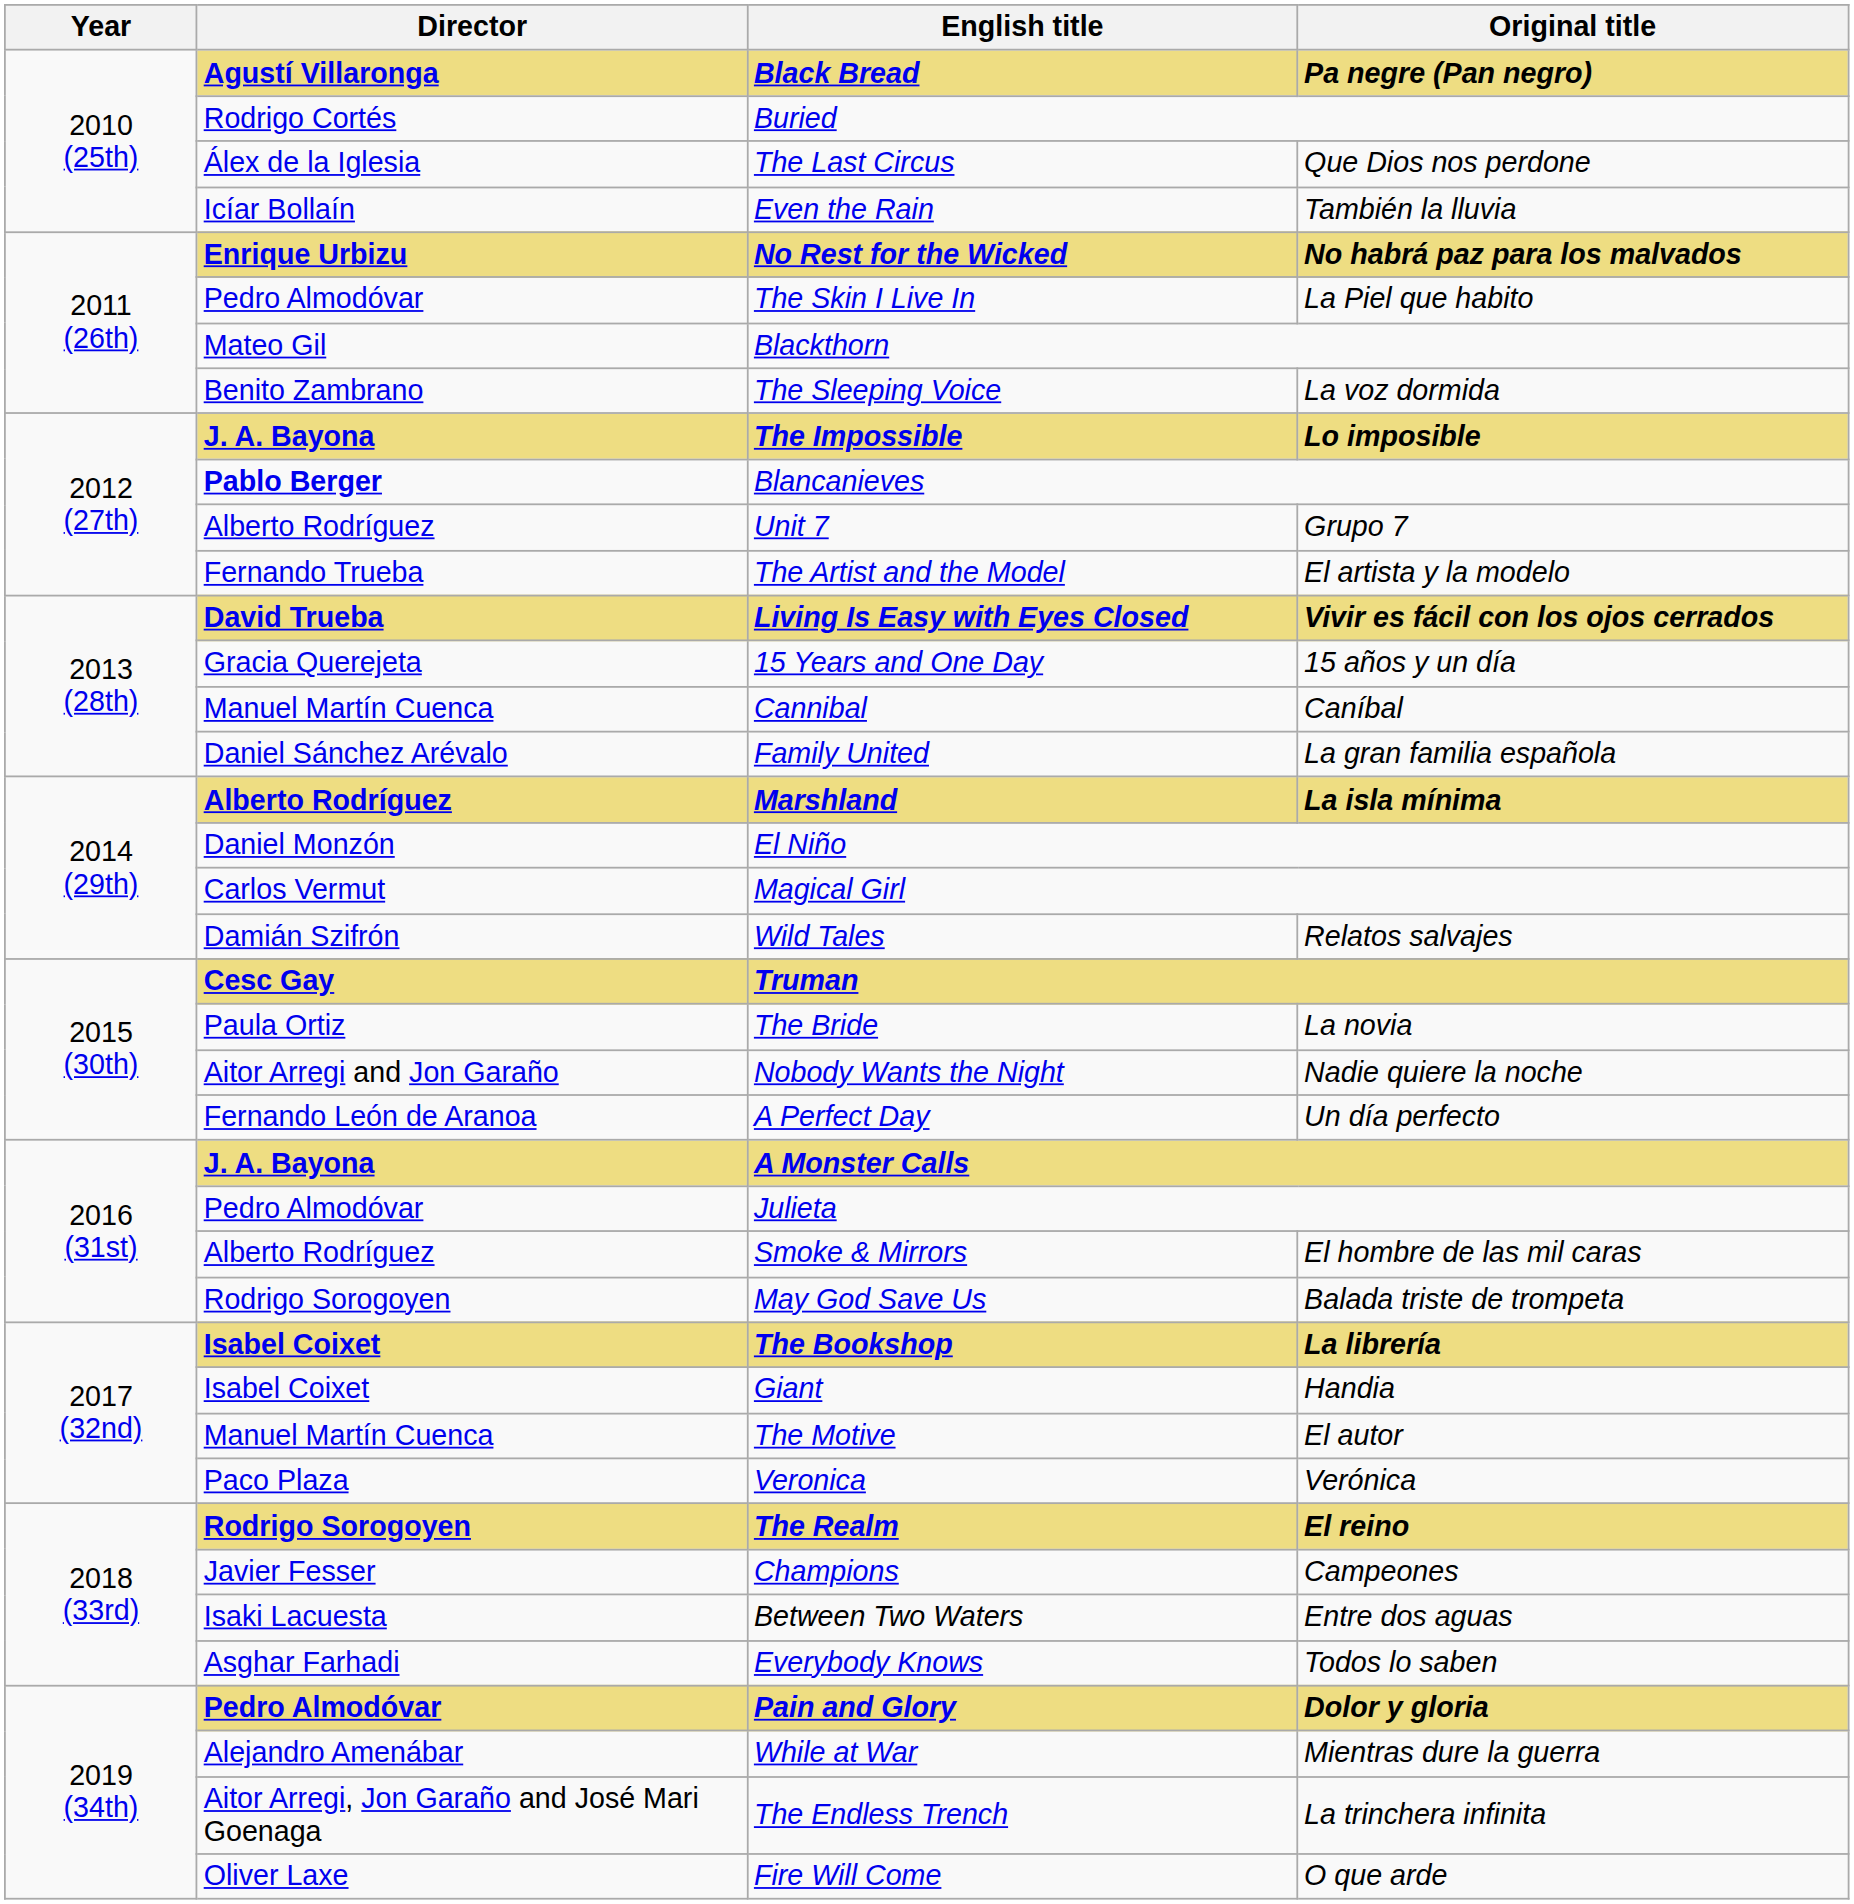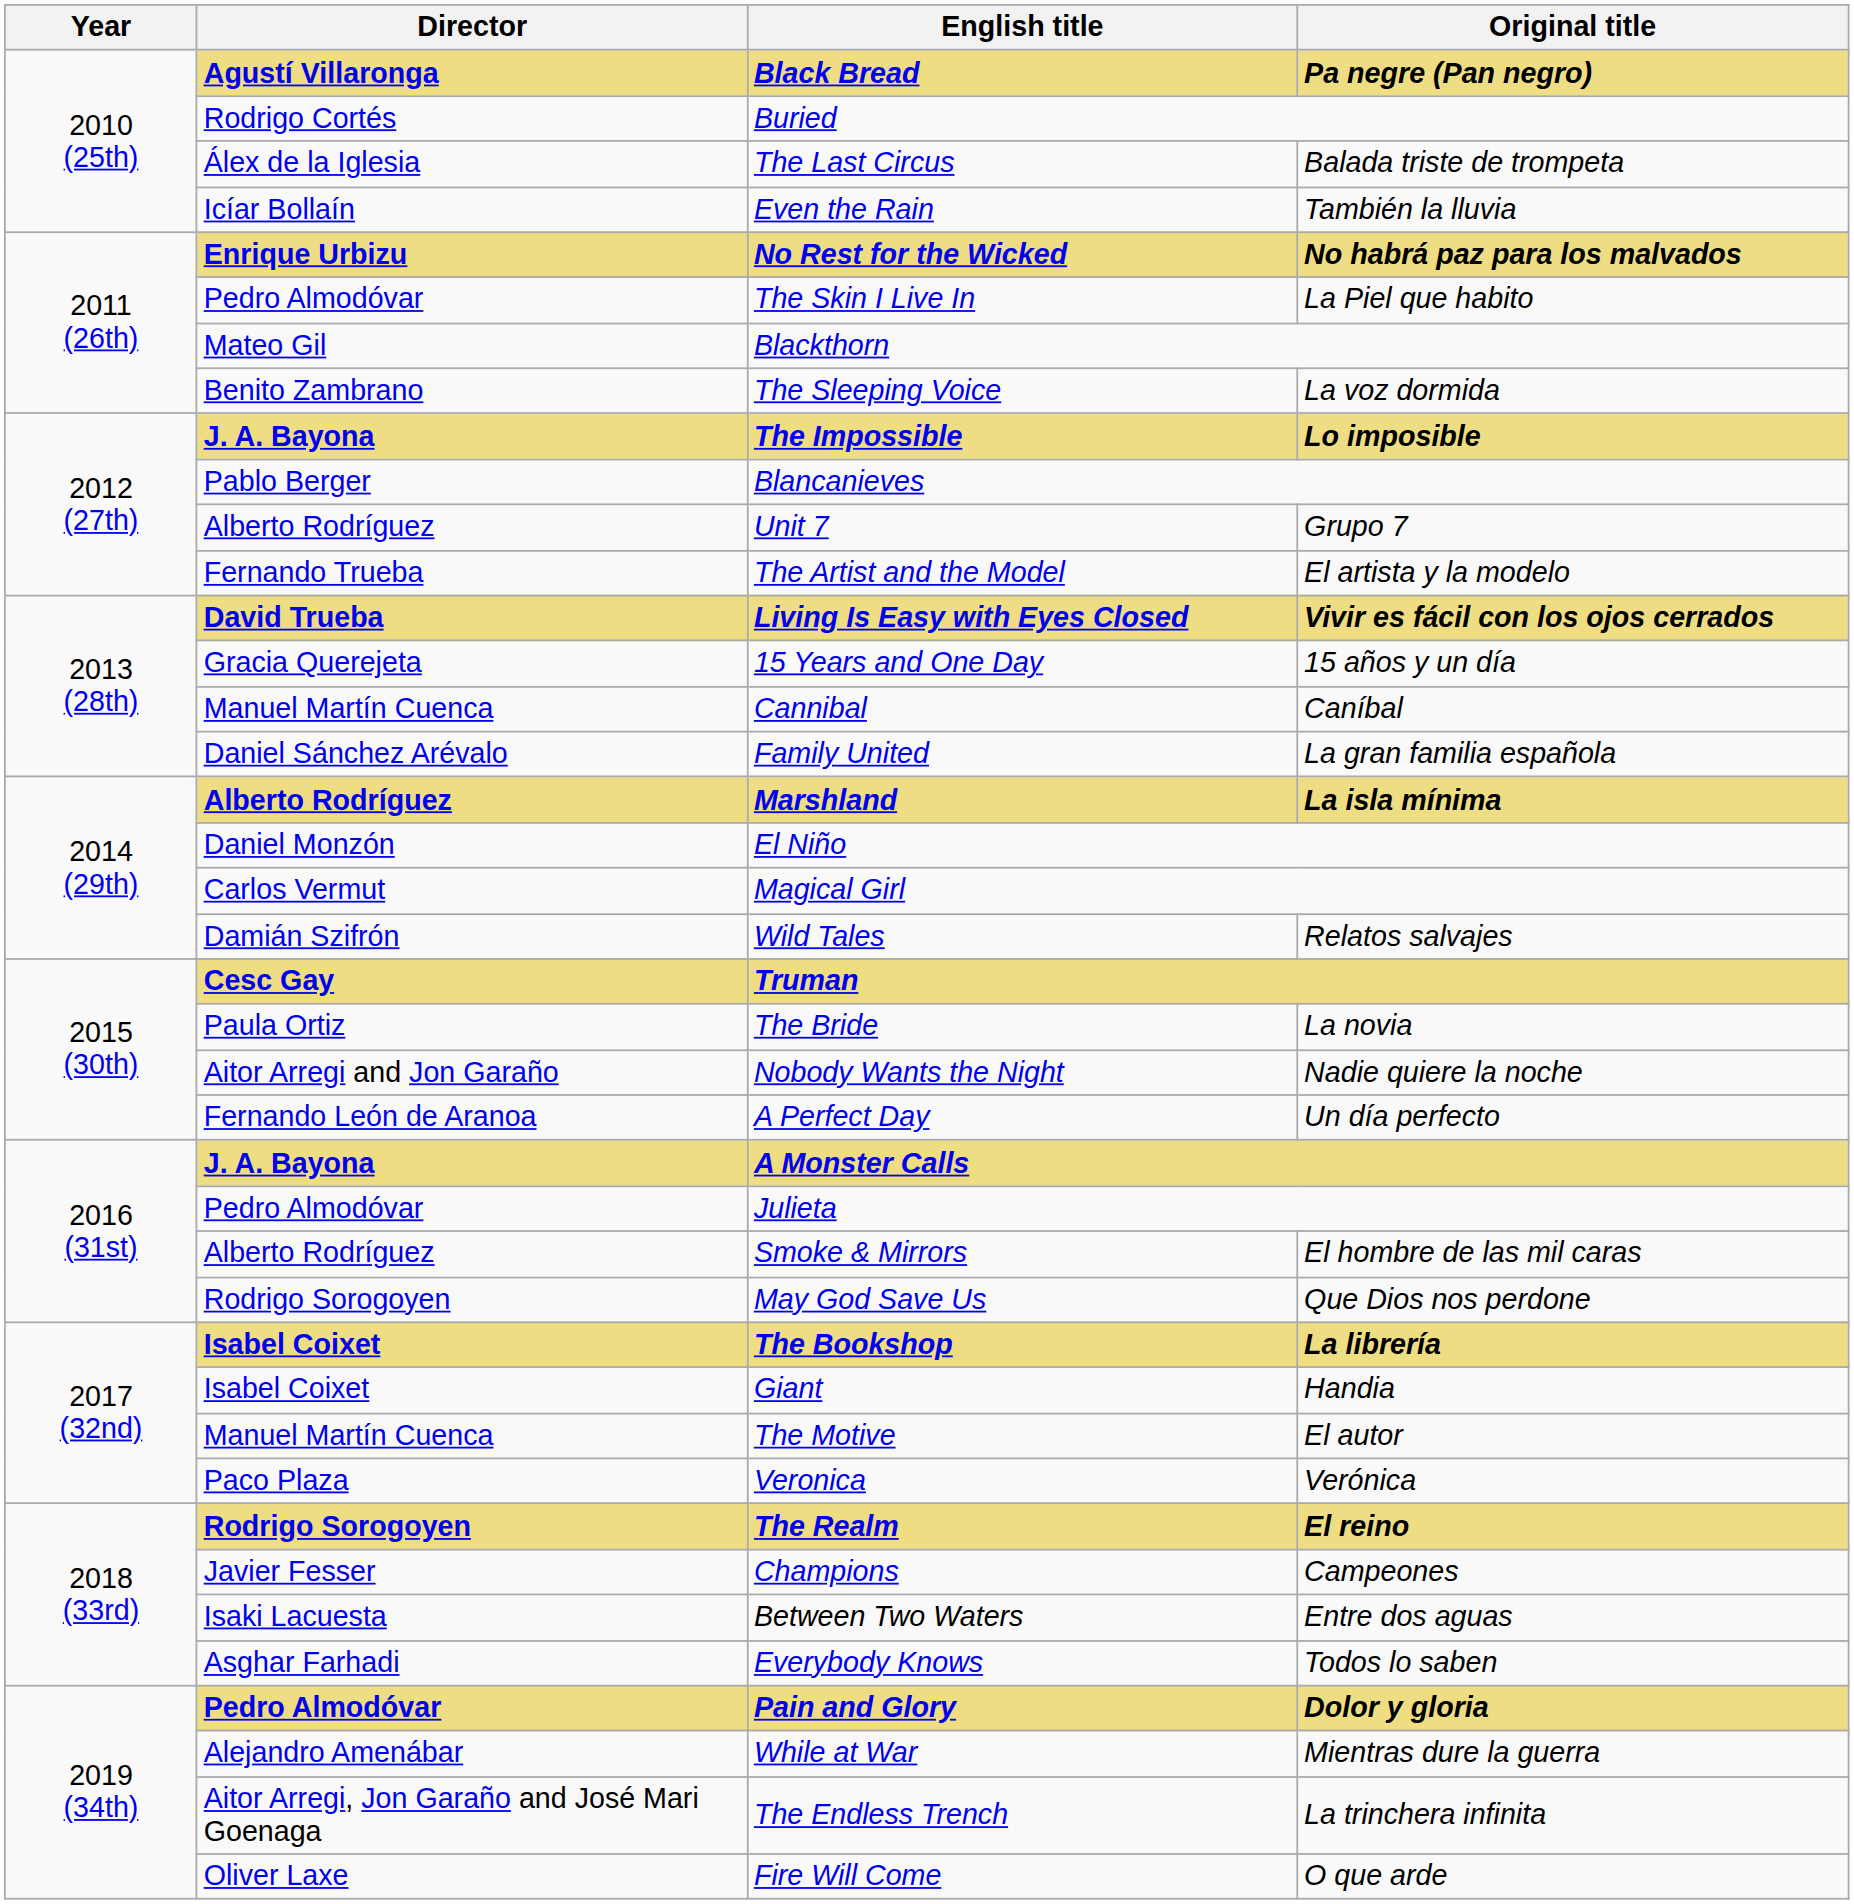(1447, 163) Que Dios nos perdone -> (1464, 163) Balada triste de trompeta
(293, 481) bold -> (287, 481) normal
(1464, 1299) Balada triste de trompeta -> (1447, 1299) Que Dios nos perdone
